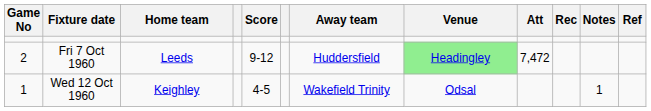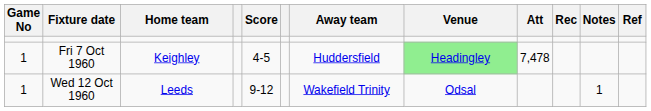(24, 58) 2 -> (24, 58) 1
(177, 58) Leeds -> (177, 58) Keighley
(261, 58) 9-12 -> (261, 58) 4-5
(535, 58) 7,472 -> (535, 58) 7,478
(177, 90) Keighley -> (177, 90) Leeds
(261, 90) 4-5 -> (261, 90) 9-12
